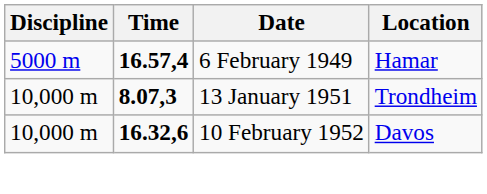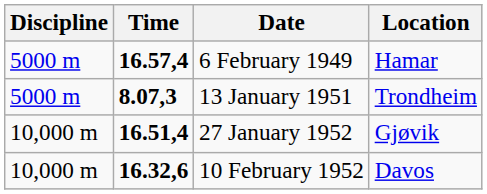(54, 96) 10,000 m -> (45, 96) 5000 m
+ row: (276, 133)
